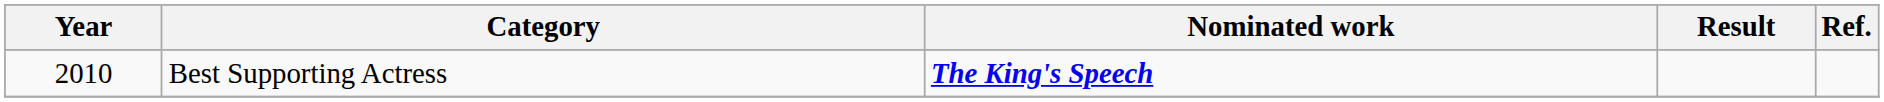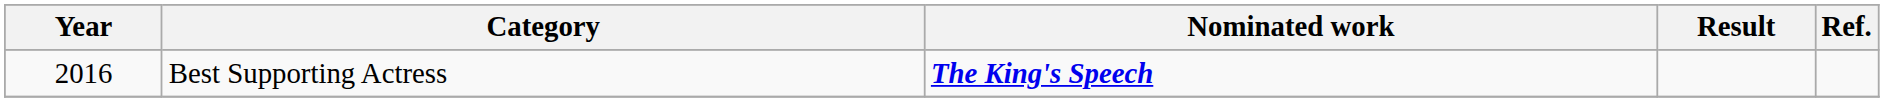(84, 73) 2010 -> (84, 73) 2016
